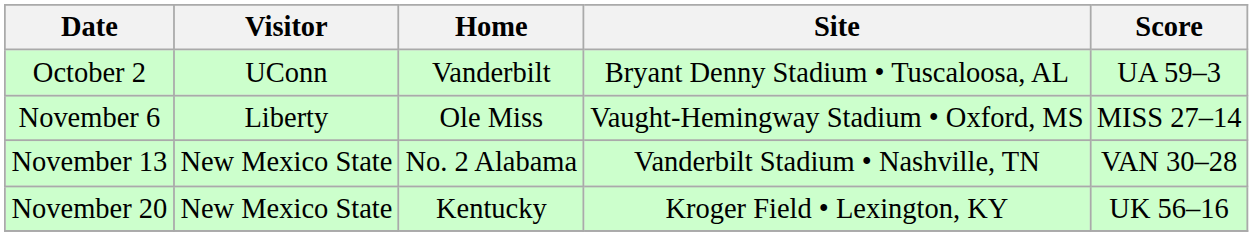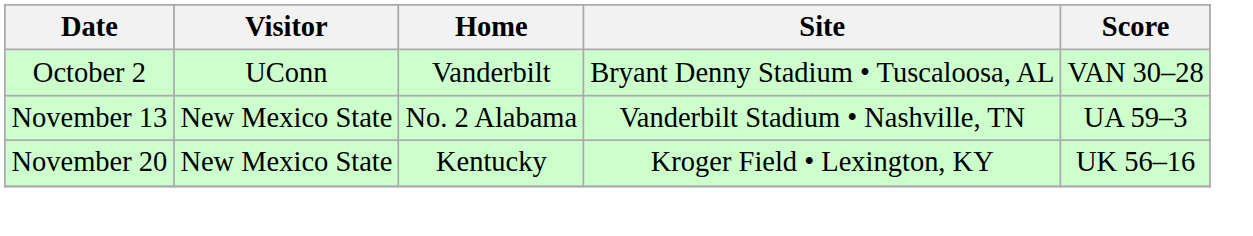(1169, 72) UA 59–3 -> (1136, 72) VAN 30–28
- row: (89, 117)
(1169, 162) VAN 30–28 -> (1136, 117) UA 59–3
